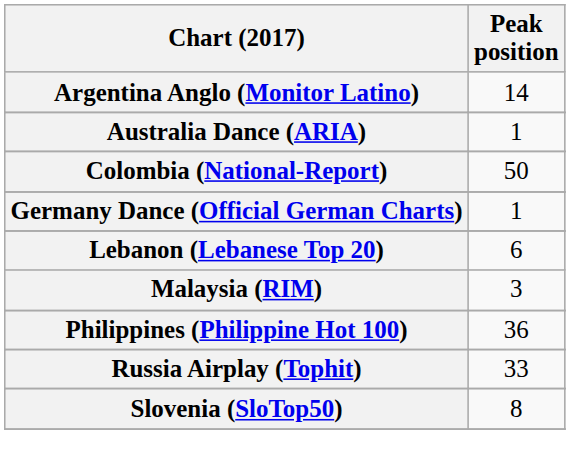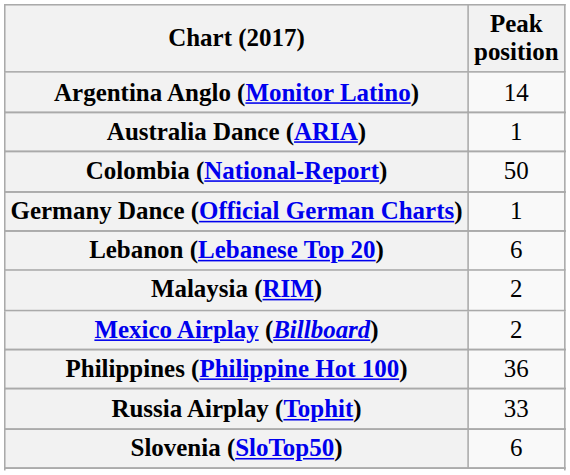(516, 289) 3 -> (516, 289) 2
+ row: (237, 329)
(516, 408) 8 -> (516, 448) 6
